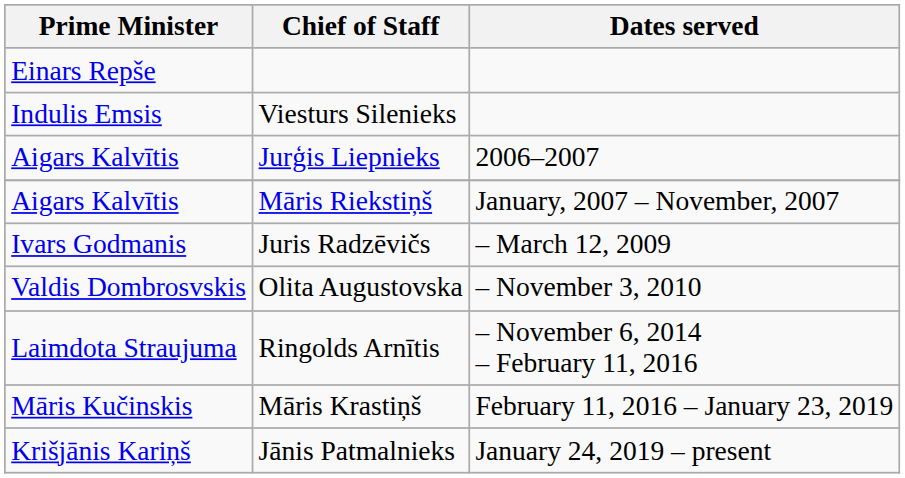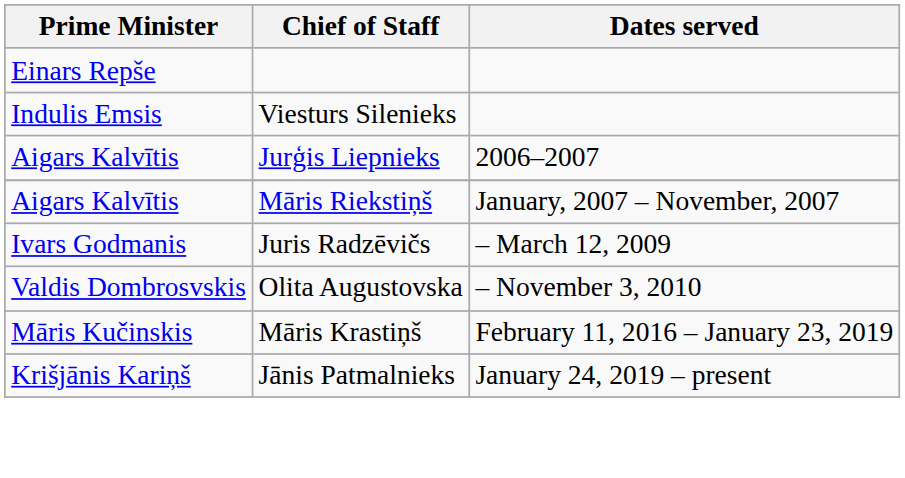- row: (124, 347)
